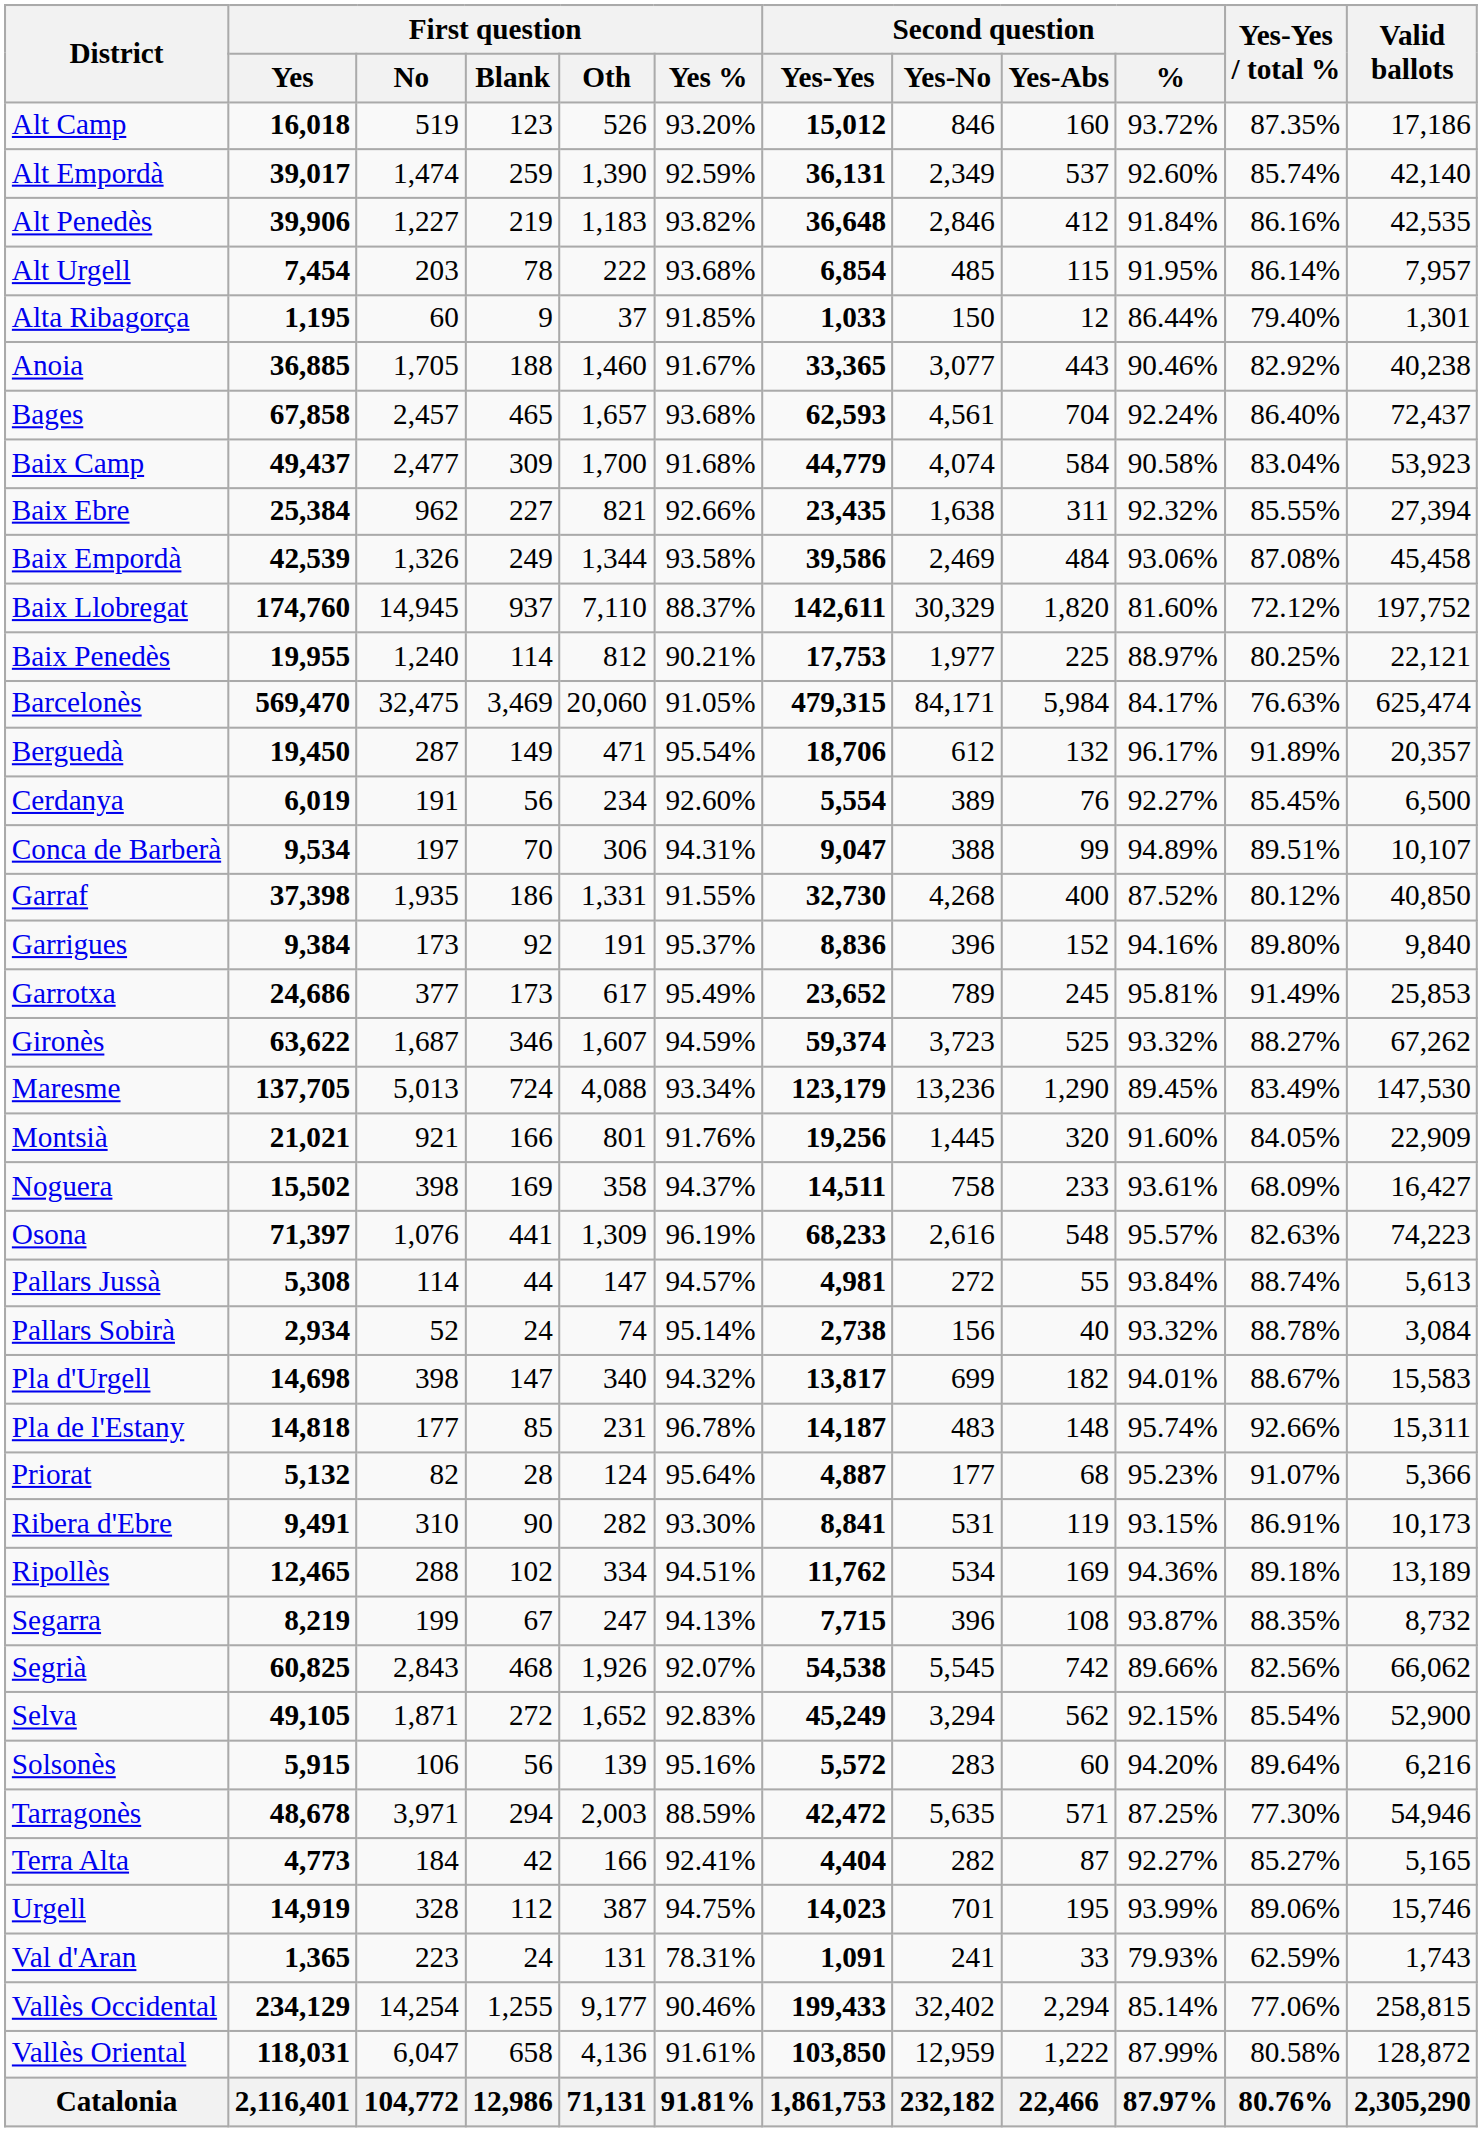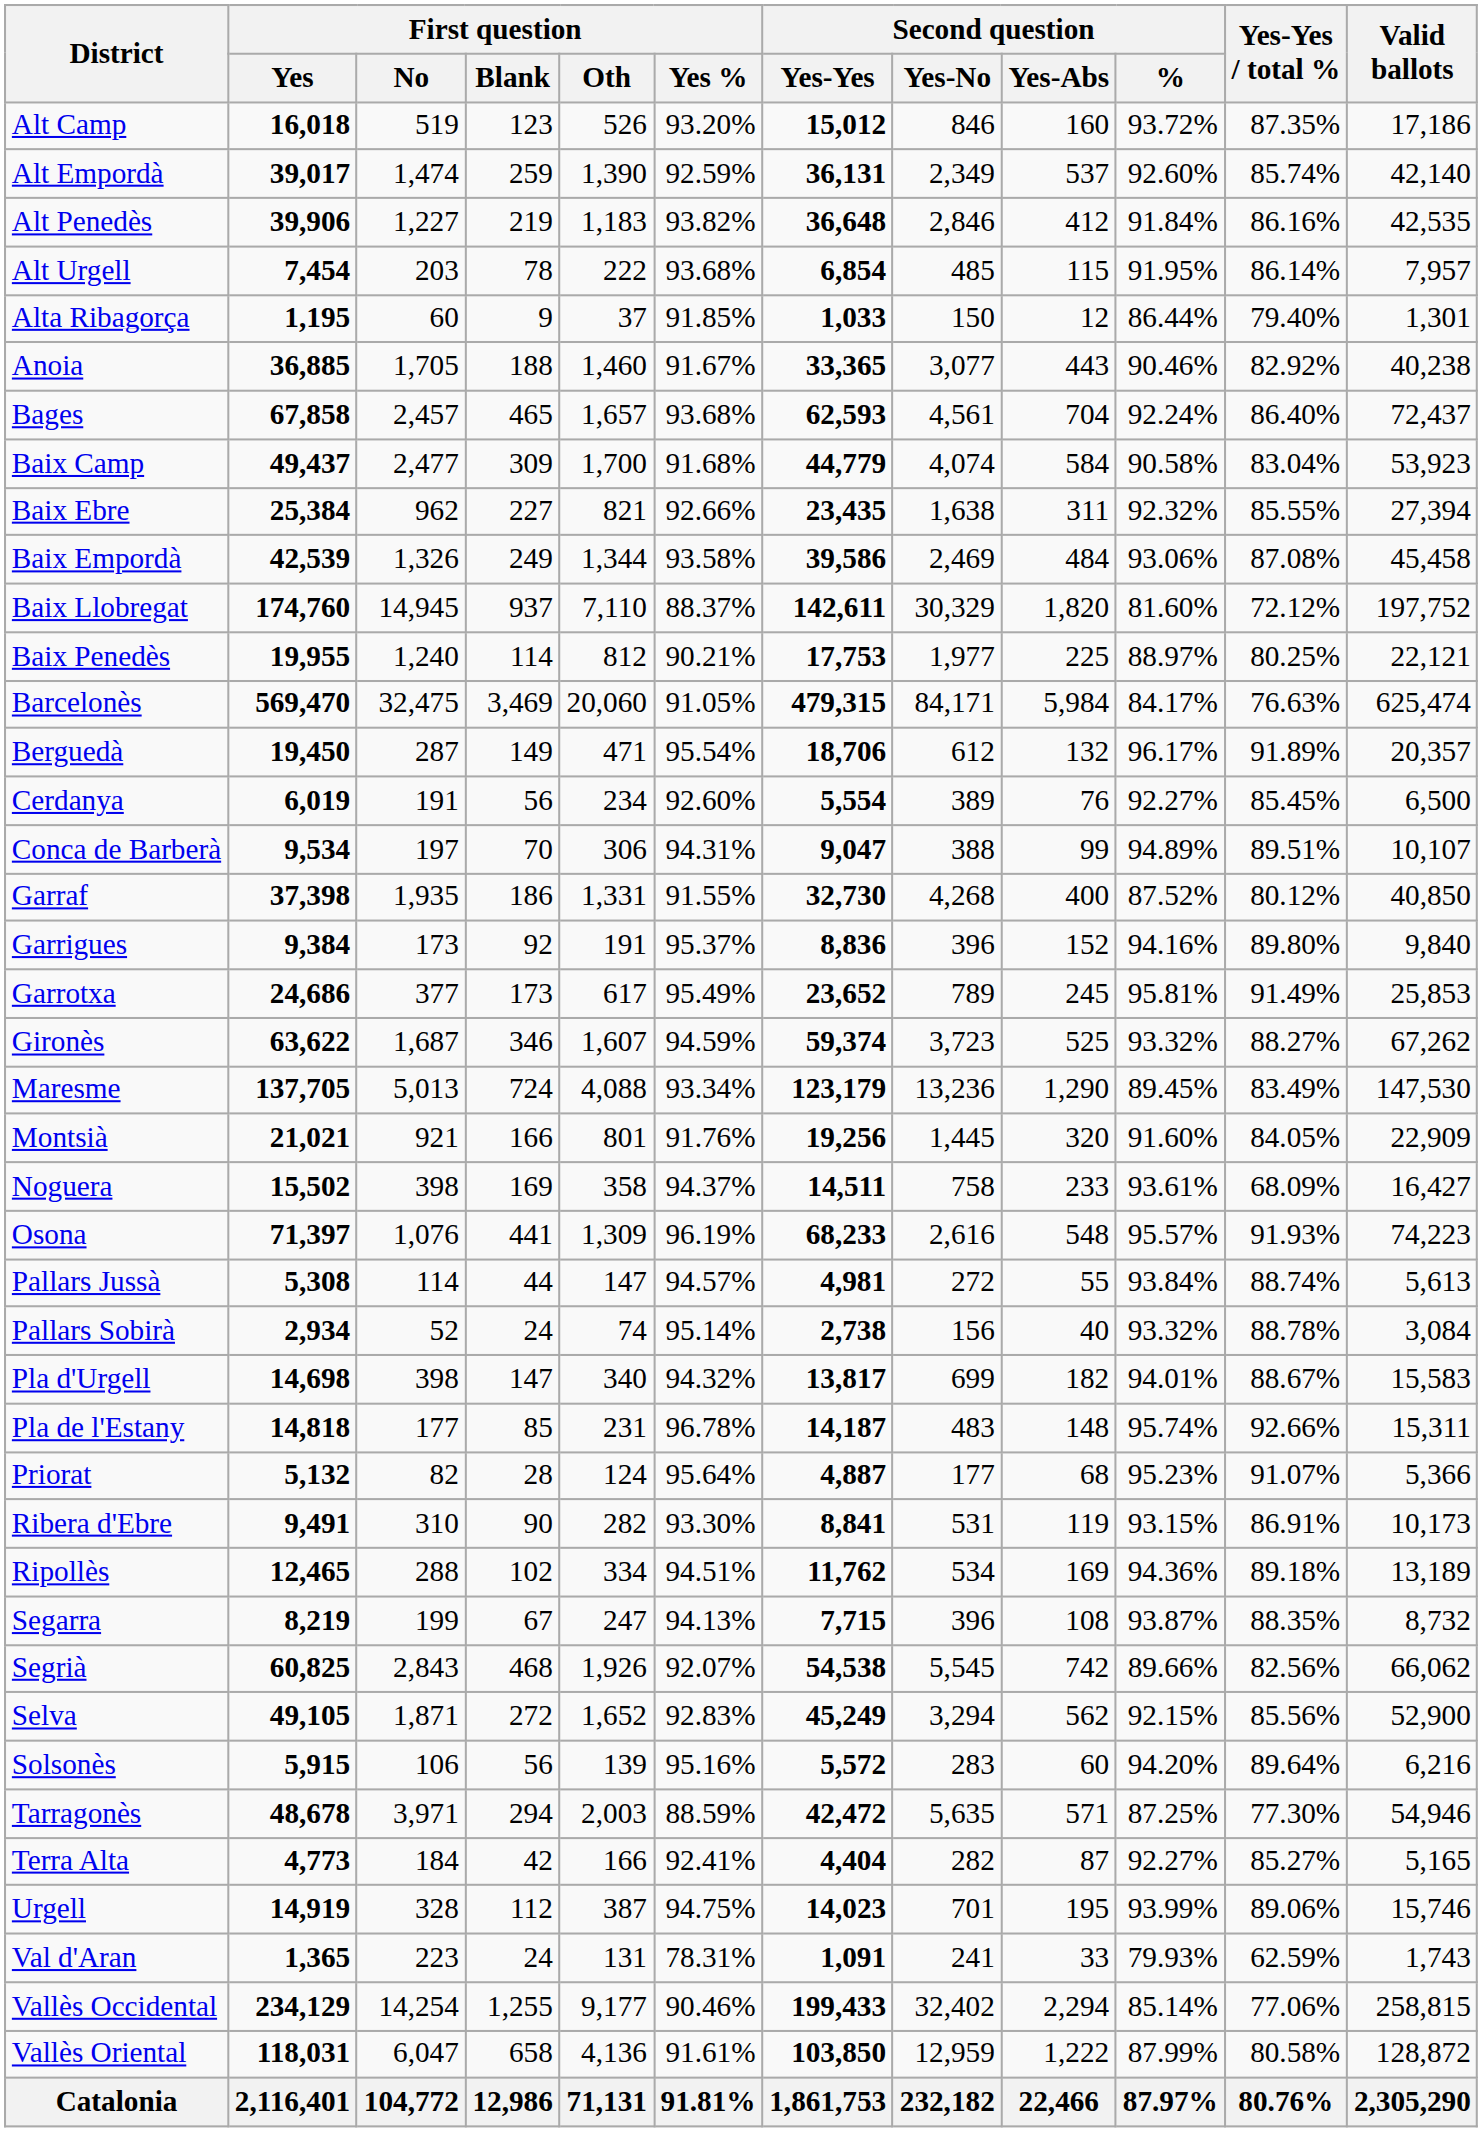(1295, 1234) 82.63% -> (1295, 1234) 91.93%
(1295, 1716) 85.54% -> (1295, 1716) 85.56%
